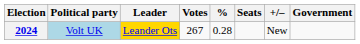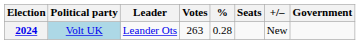(150, 30) gold background -> (150, 30) no background
(195, 30) 267 -> (195, 30) 263
